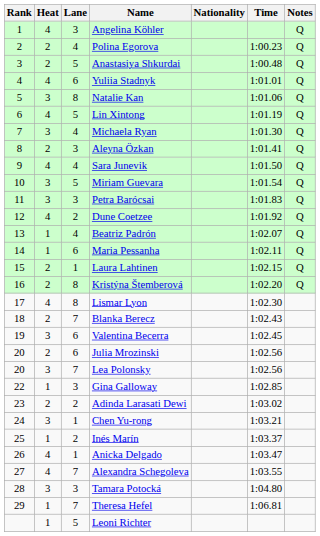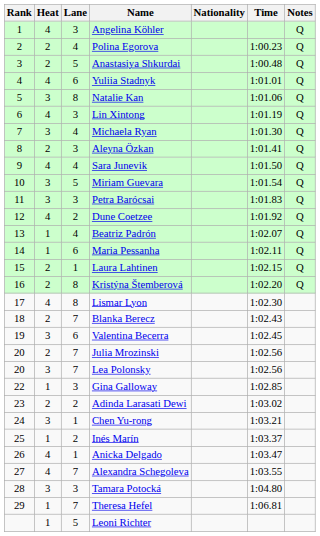(75, 115) 5 -> (75, 115) 3
(75, 353) 6 -> (75, 353) 7
